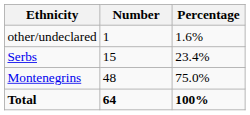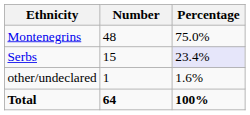rows swapped: (44, 78) <-> (52, 36)
(192, 57) no background -> (192, 57) lavender background
